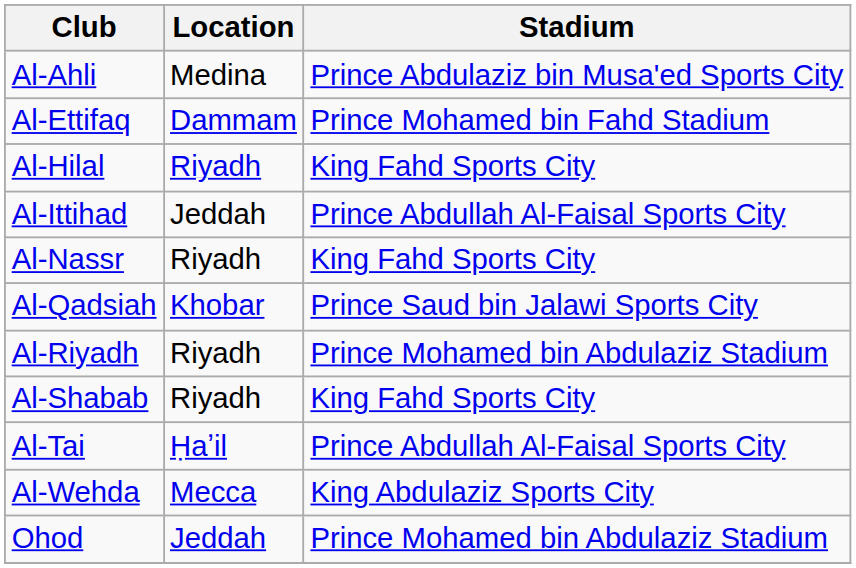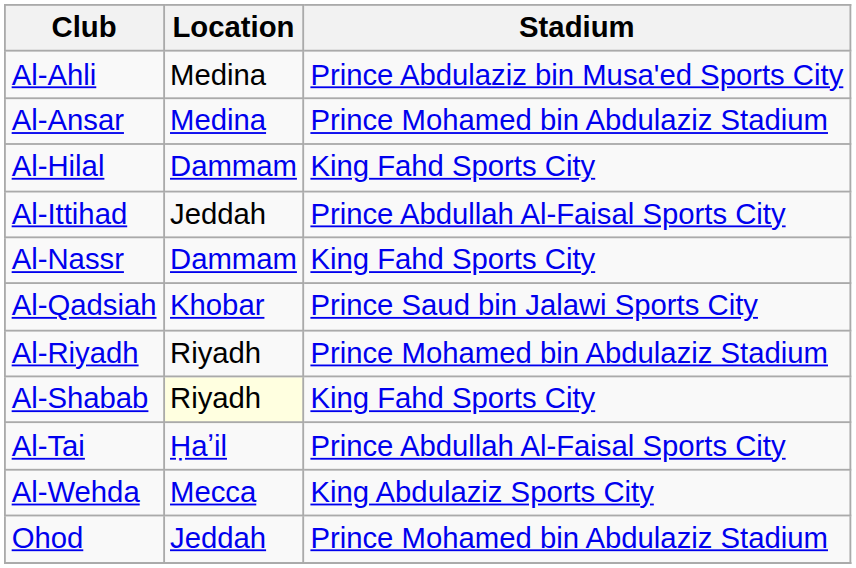+ row: (68, 120)
- row: (71, 120)
(216, 167) Riyadh -> (233, 167) Dammam
(216, 259) Riyadh -> (233, 259) Dammam
(216, 399) no background -> (216, 399) lightyellow background
